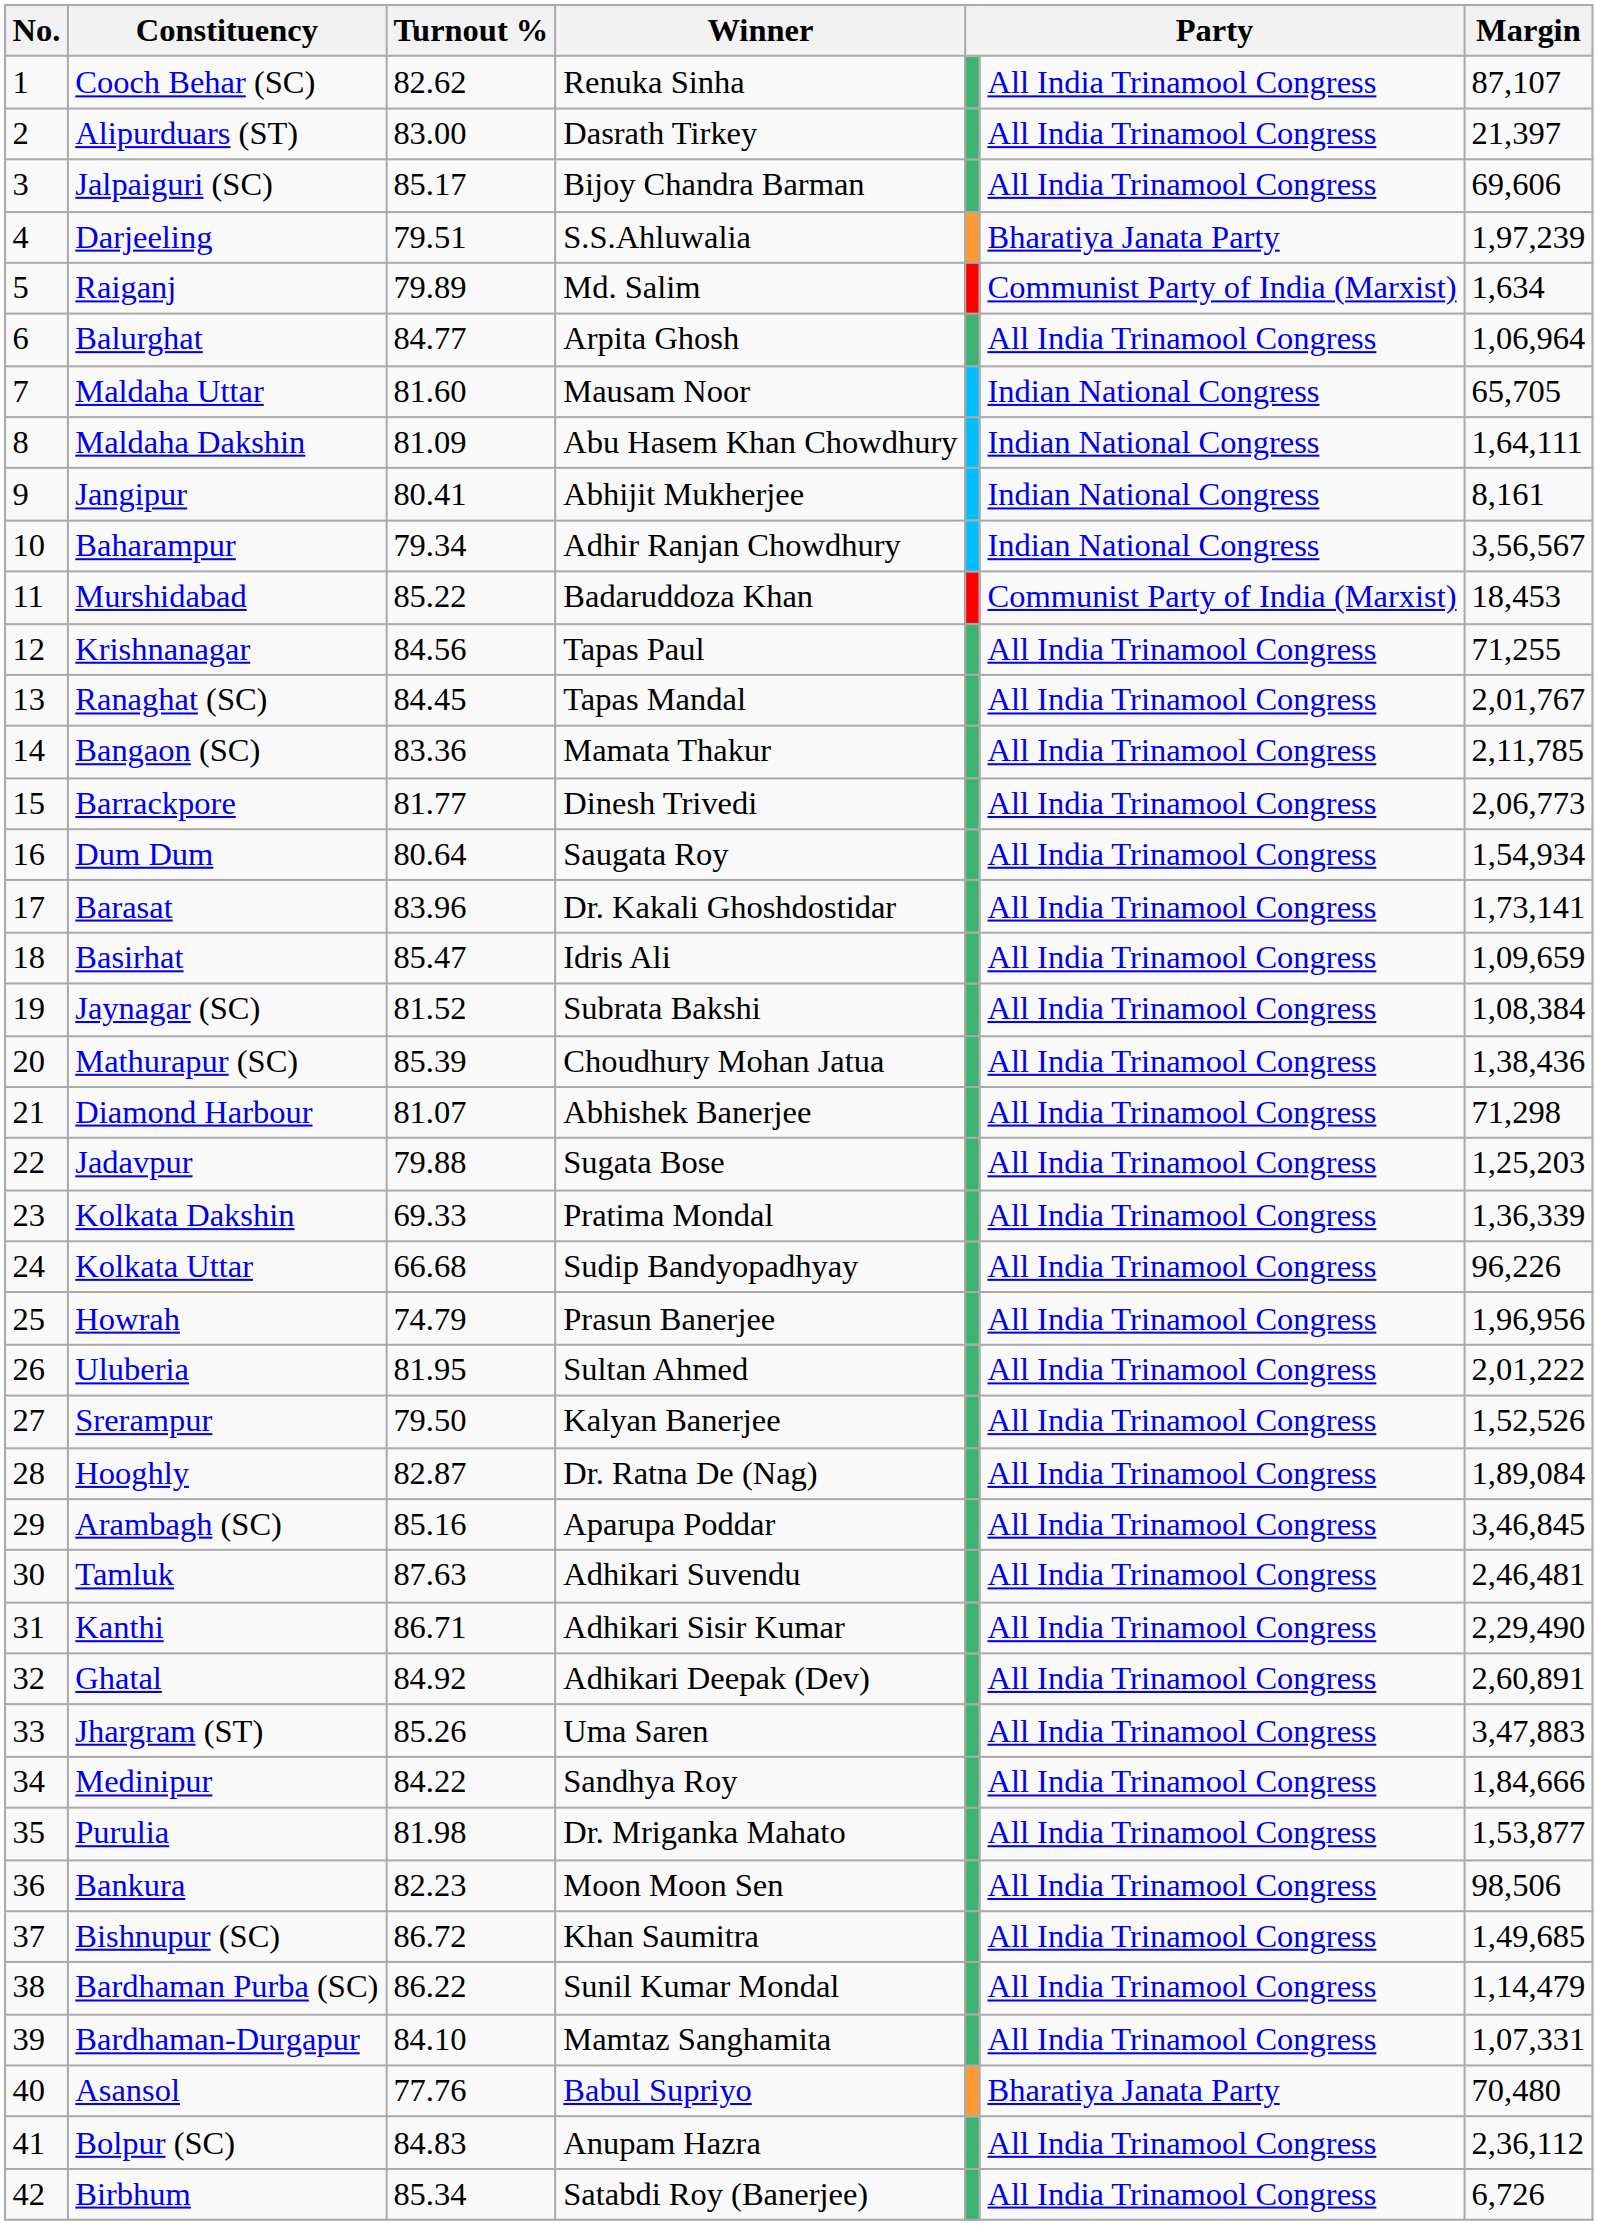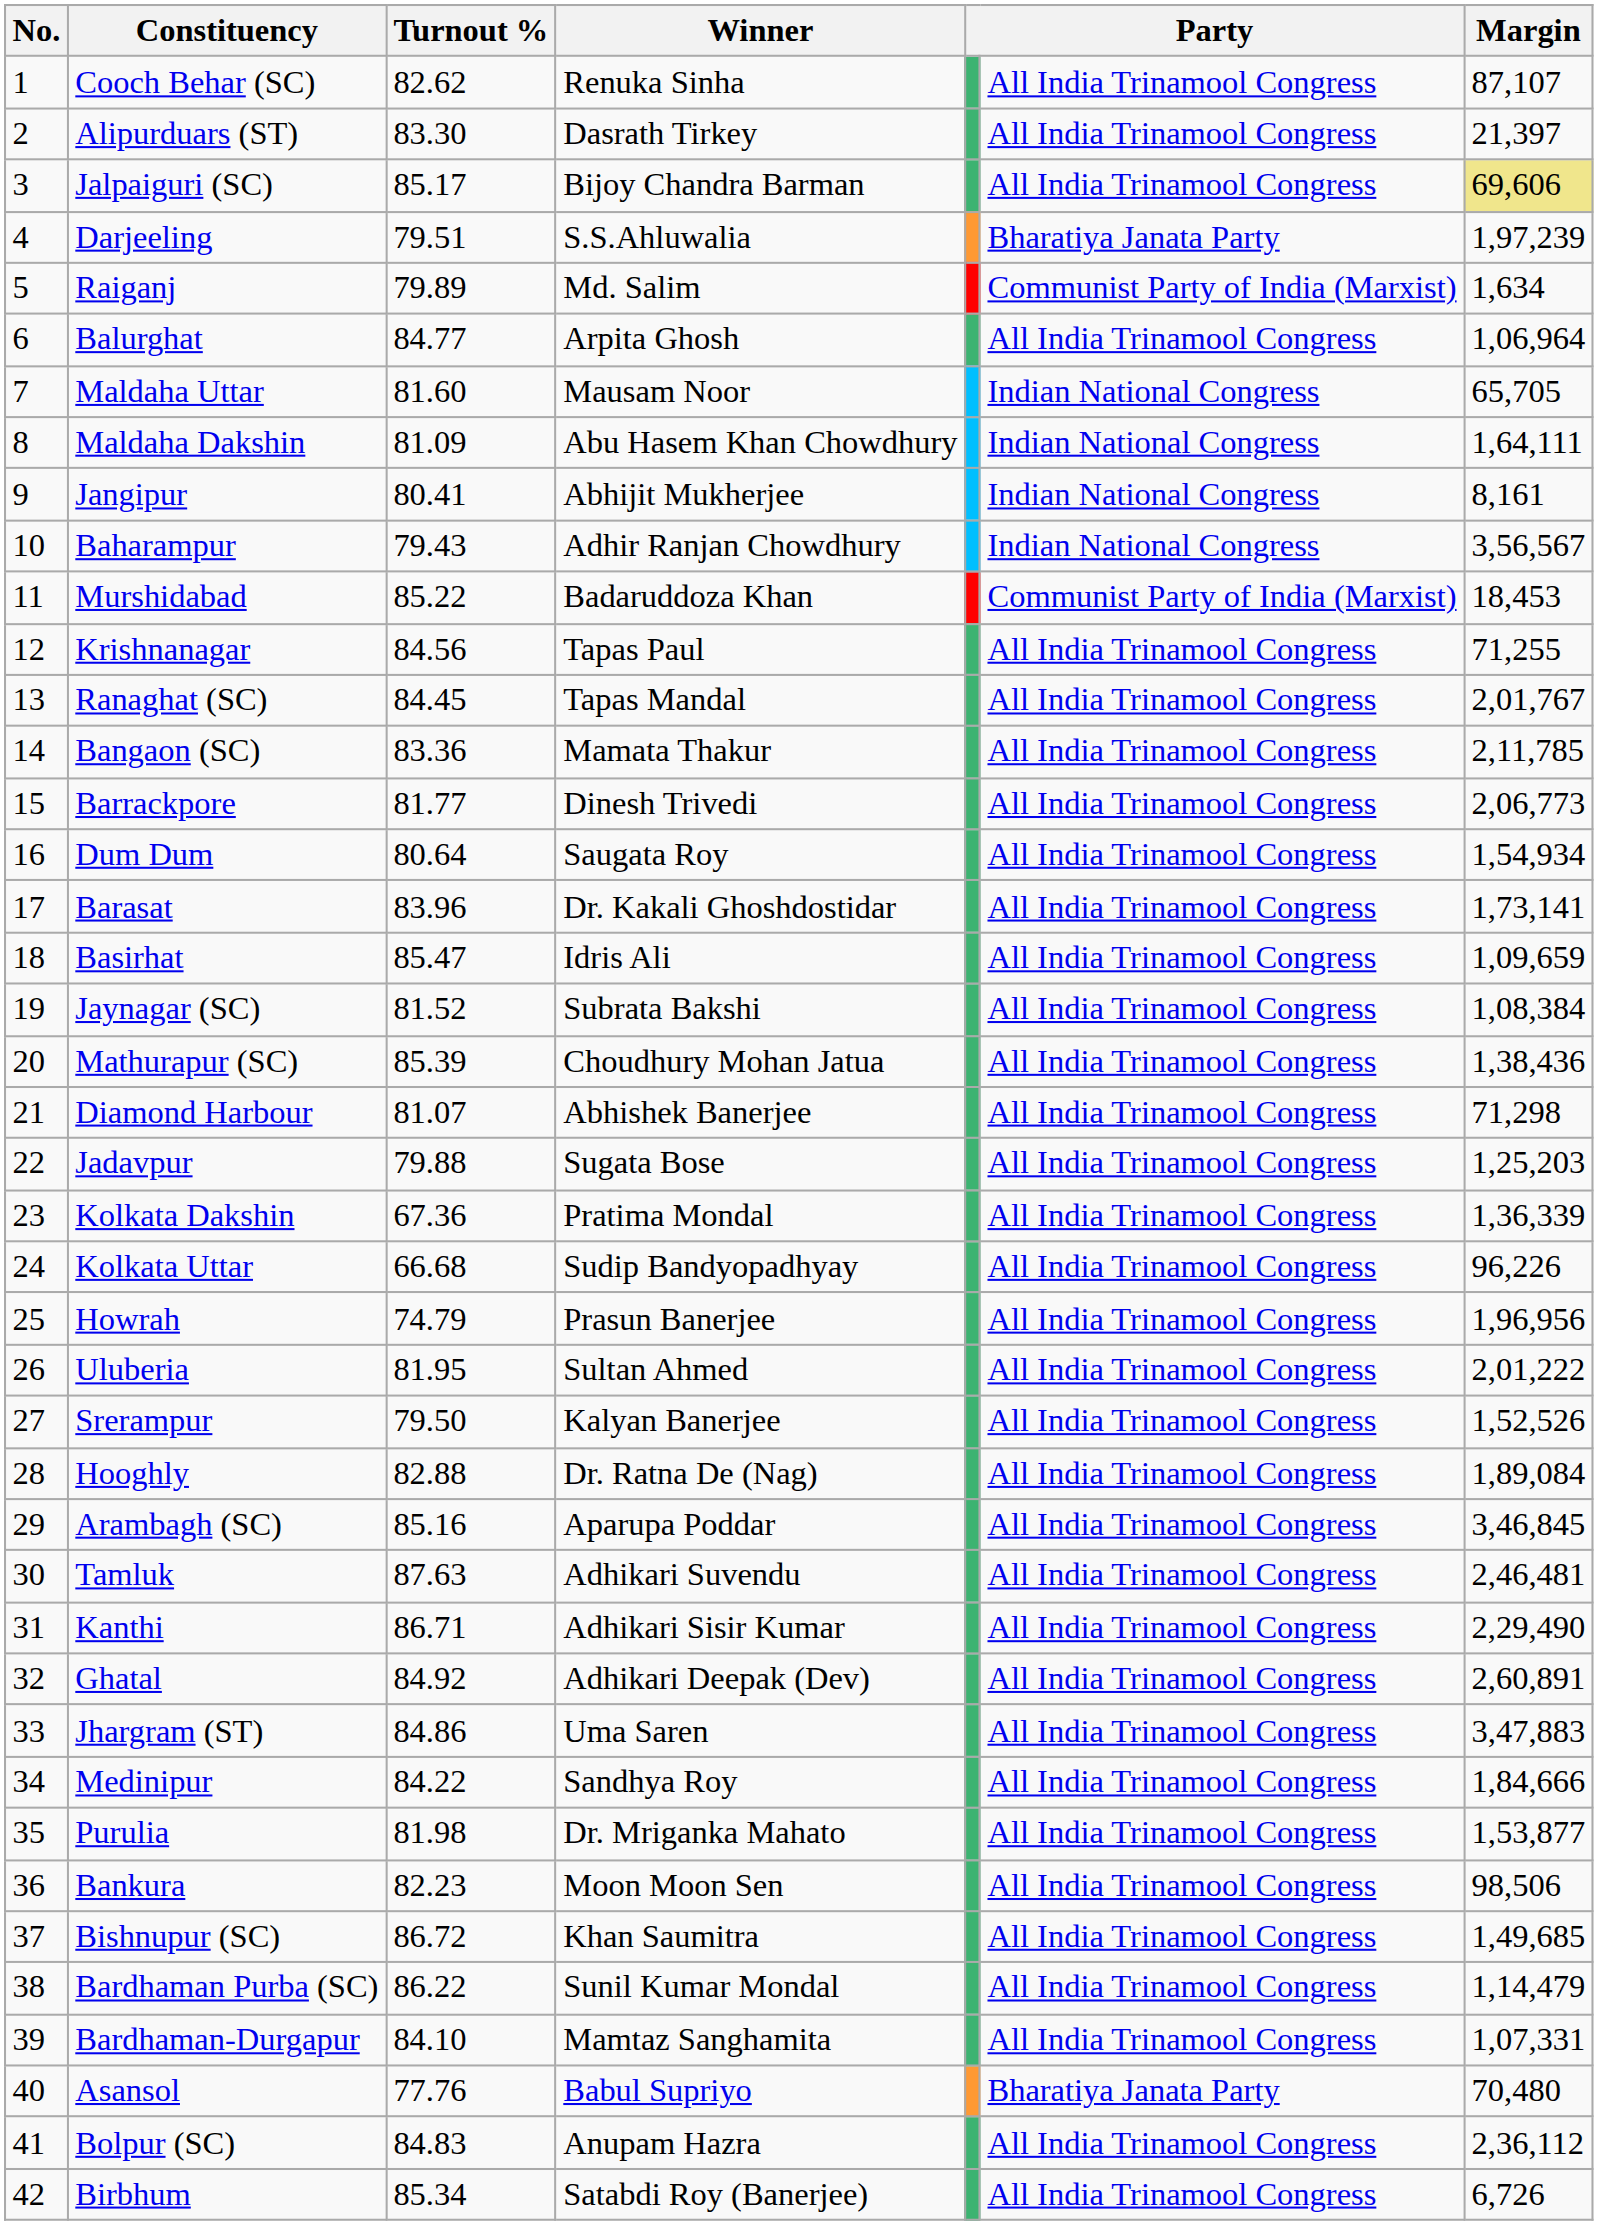(430, 133) 83.00 -> (430, 133) 83.30
(1516, 184) no background -> (1516, 184) khaki background
(430, 545) 79.34 -> (430, 545) 79.43
(430, 1215) 69.33 -> (430, 1215) 67.36
(430, 1472) 82.87 -> (430, 1472) 82.88
(430, 1730) 85.26 -> (430, 1730) 84.86
